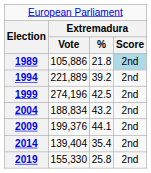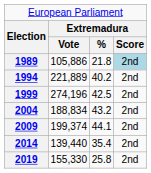(102, 77) 39.2 -> (102, 77) 40.2
(69, 126) 199,376 -> (69, 126) 199,374
(69, 143) 139,404 -> (69, 143) 139,440
